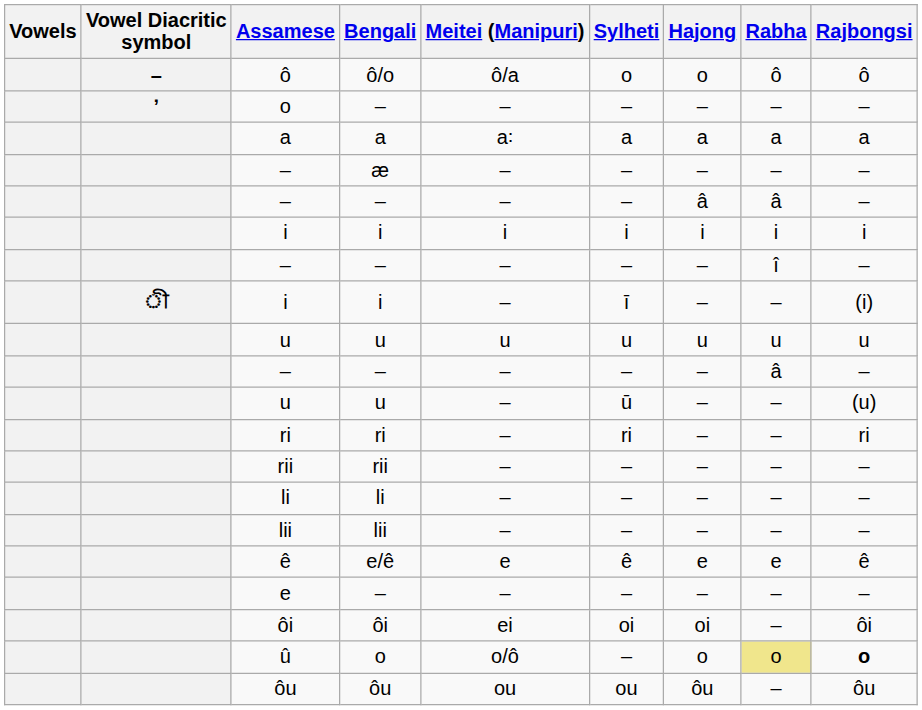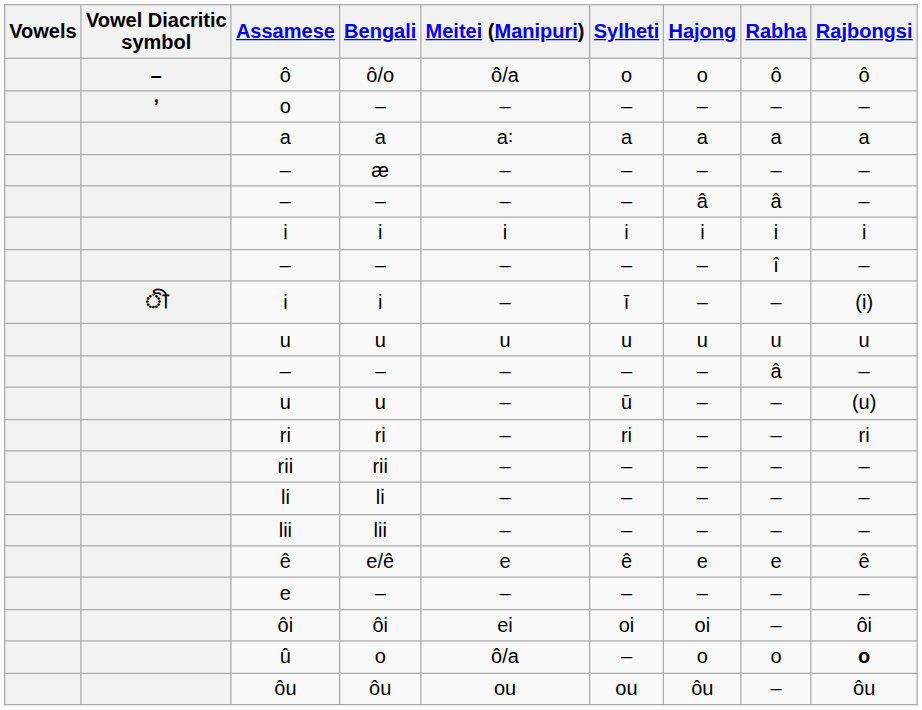(505, 656) o/ô -> (505, 656) ô/a
(776, 656) khaki background -> (776, 656) no background
